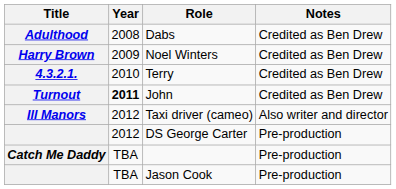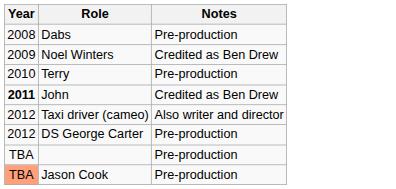- column: (56, 14)
(321, 34) Credited as Ben Drew -> (196, 34) Pre-production
(321, 74) Credited as Ben Drew -> (196, 74) Pre-production
(126, 174) no background -> (21, 174) lightsalmon background
